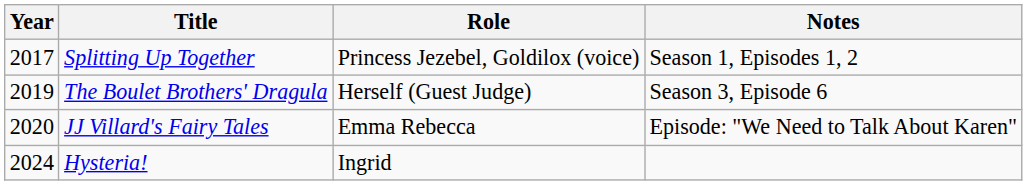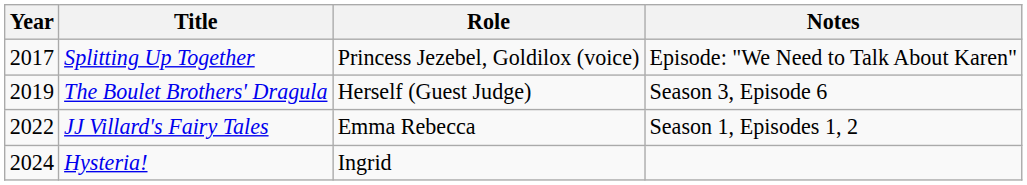(754, 57) Season 1, Episodes 1, 2 -> (833, 57) Episode: "We Need to Talk About Karen"
(32, 127) 2020 -> (32, 127) 2022
(833, 127) Episode: "We Need to Talk About Karen" -> (754, 127) Season 1, Episodes 1, 2
